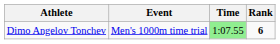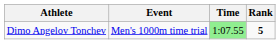(261, 30) 6 -> (261, 30) 5
